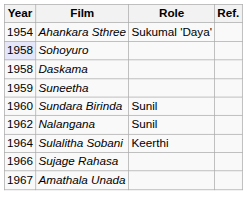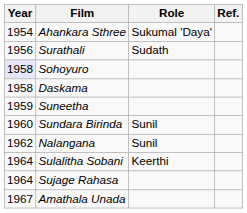+ row: (61, 50)
(20, 161) 1966 -> (20, 180) 1964
